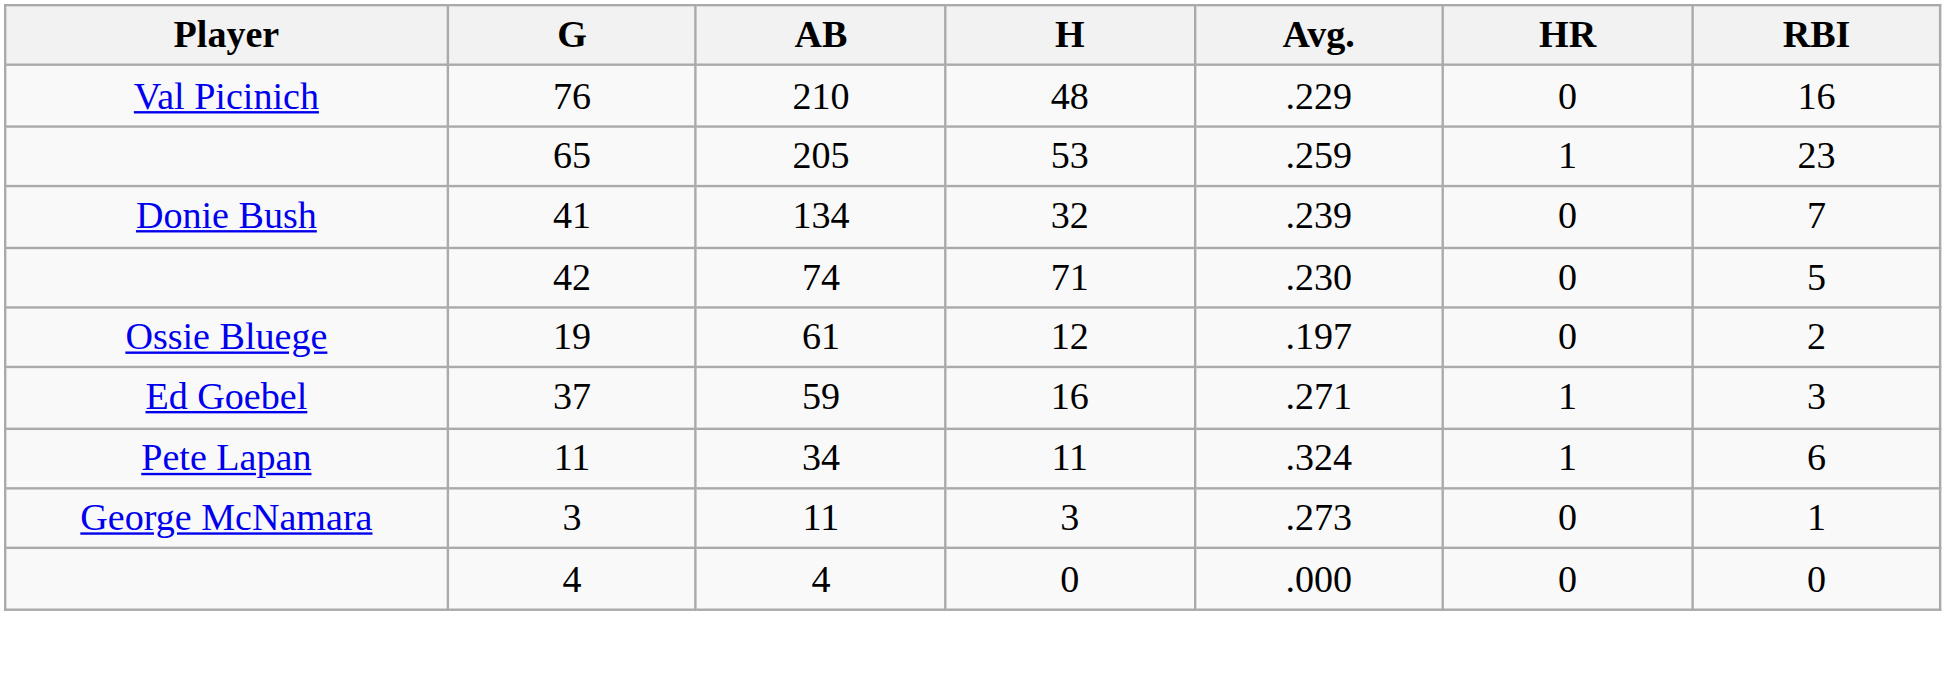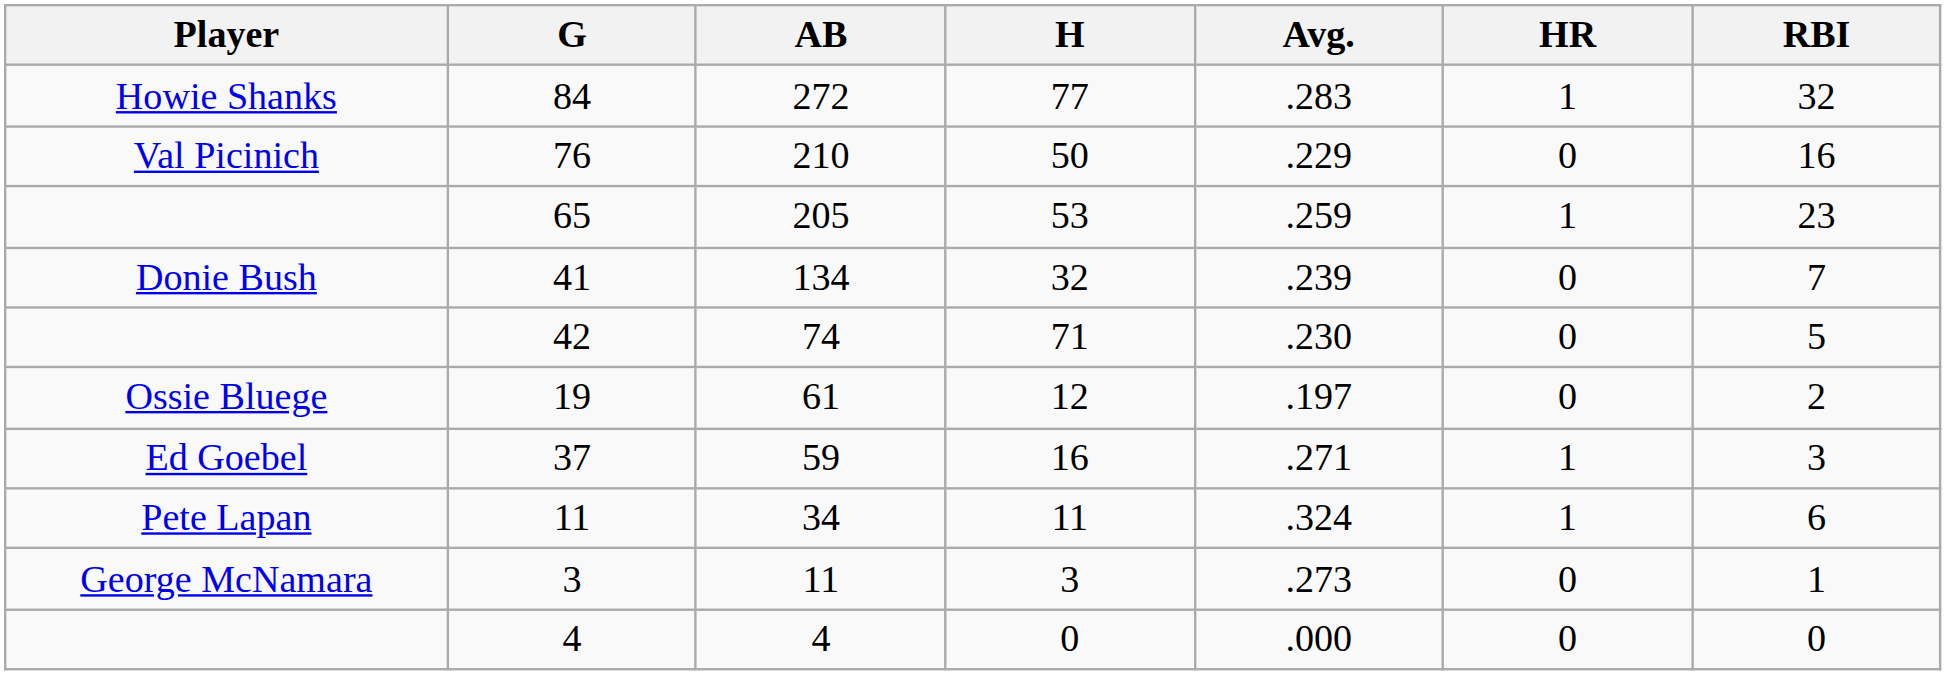+ row: (572, 95)
(1070, 95) 48 -> (1070, 155) 50
